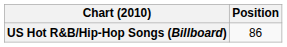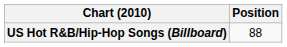(256, 32) 86 -> (256, 32) 88
